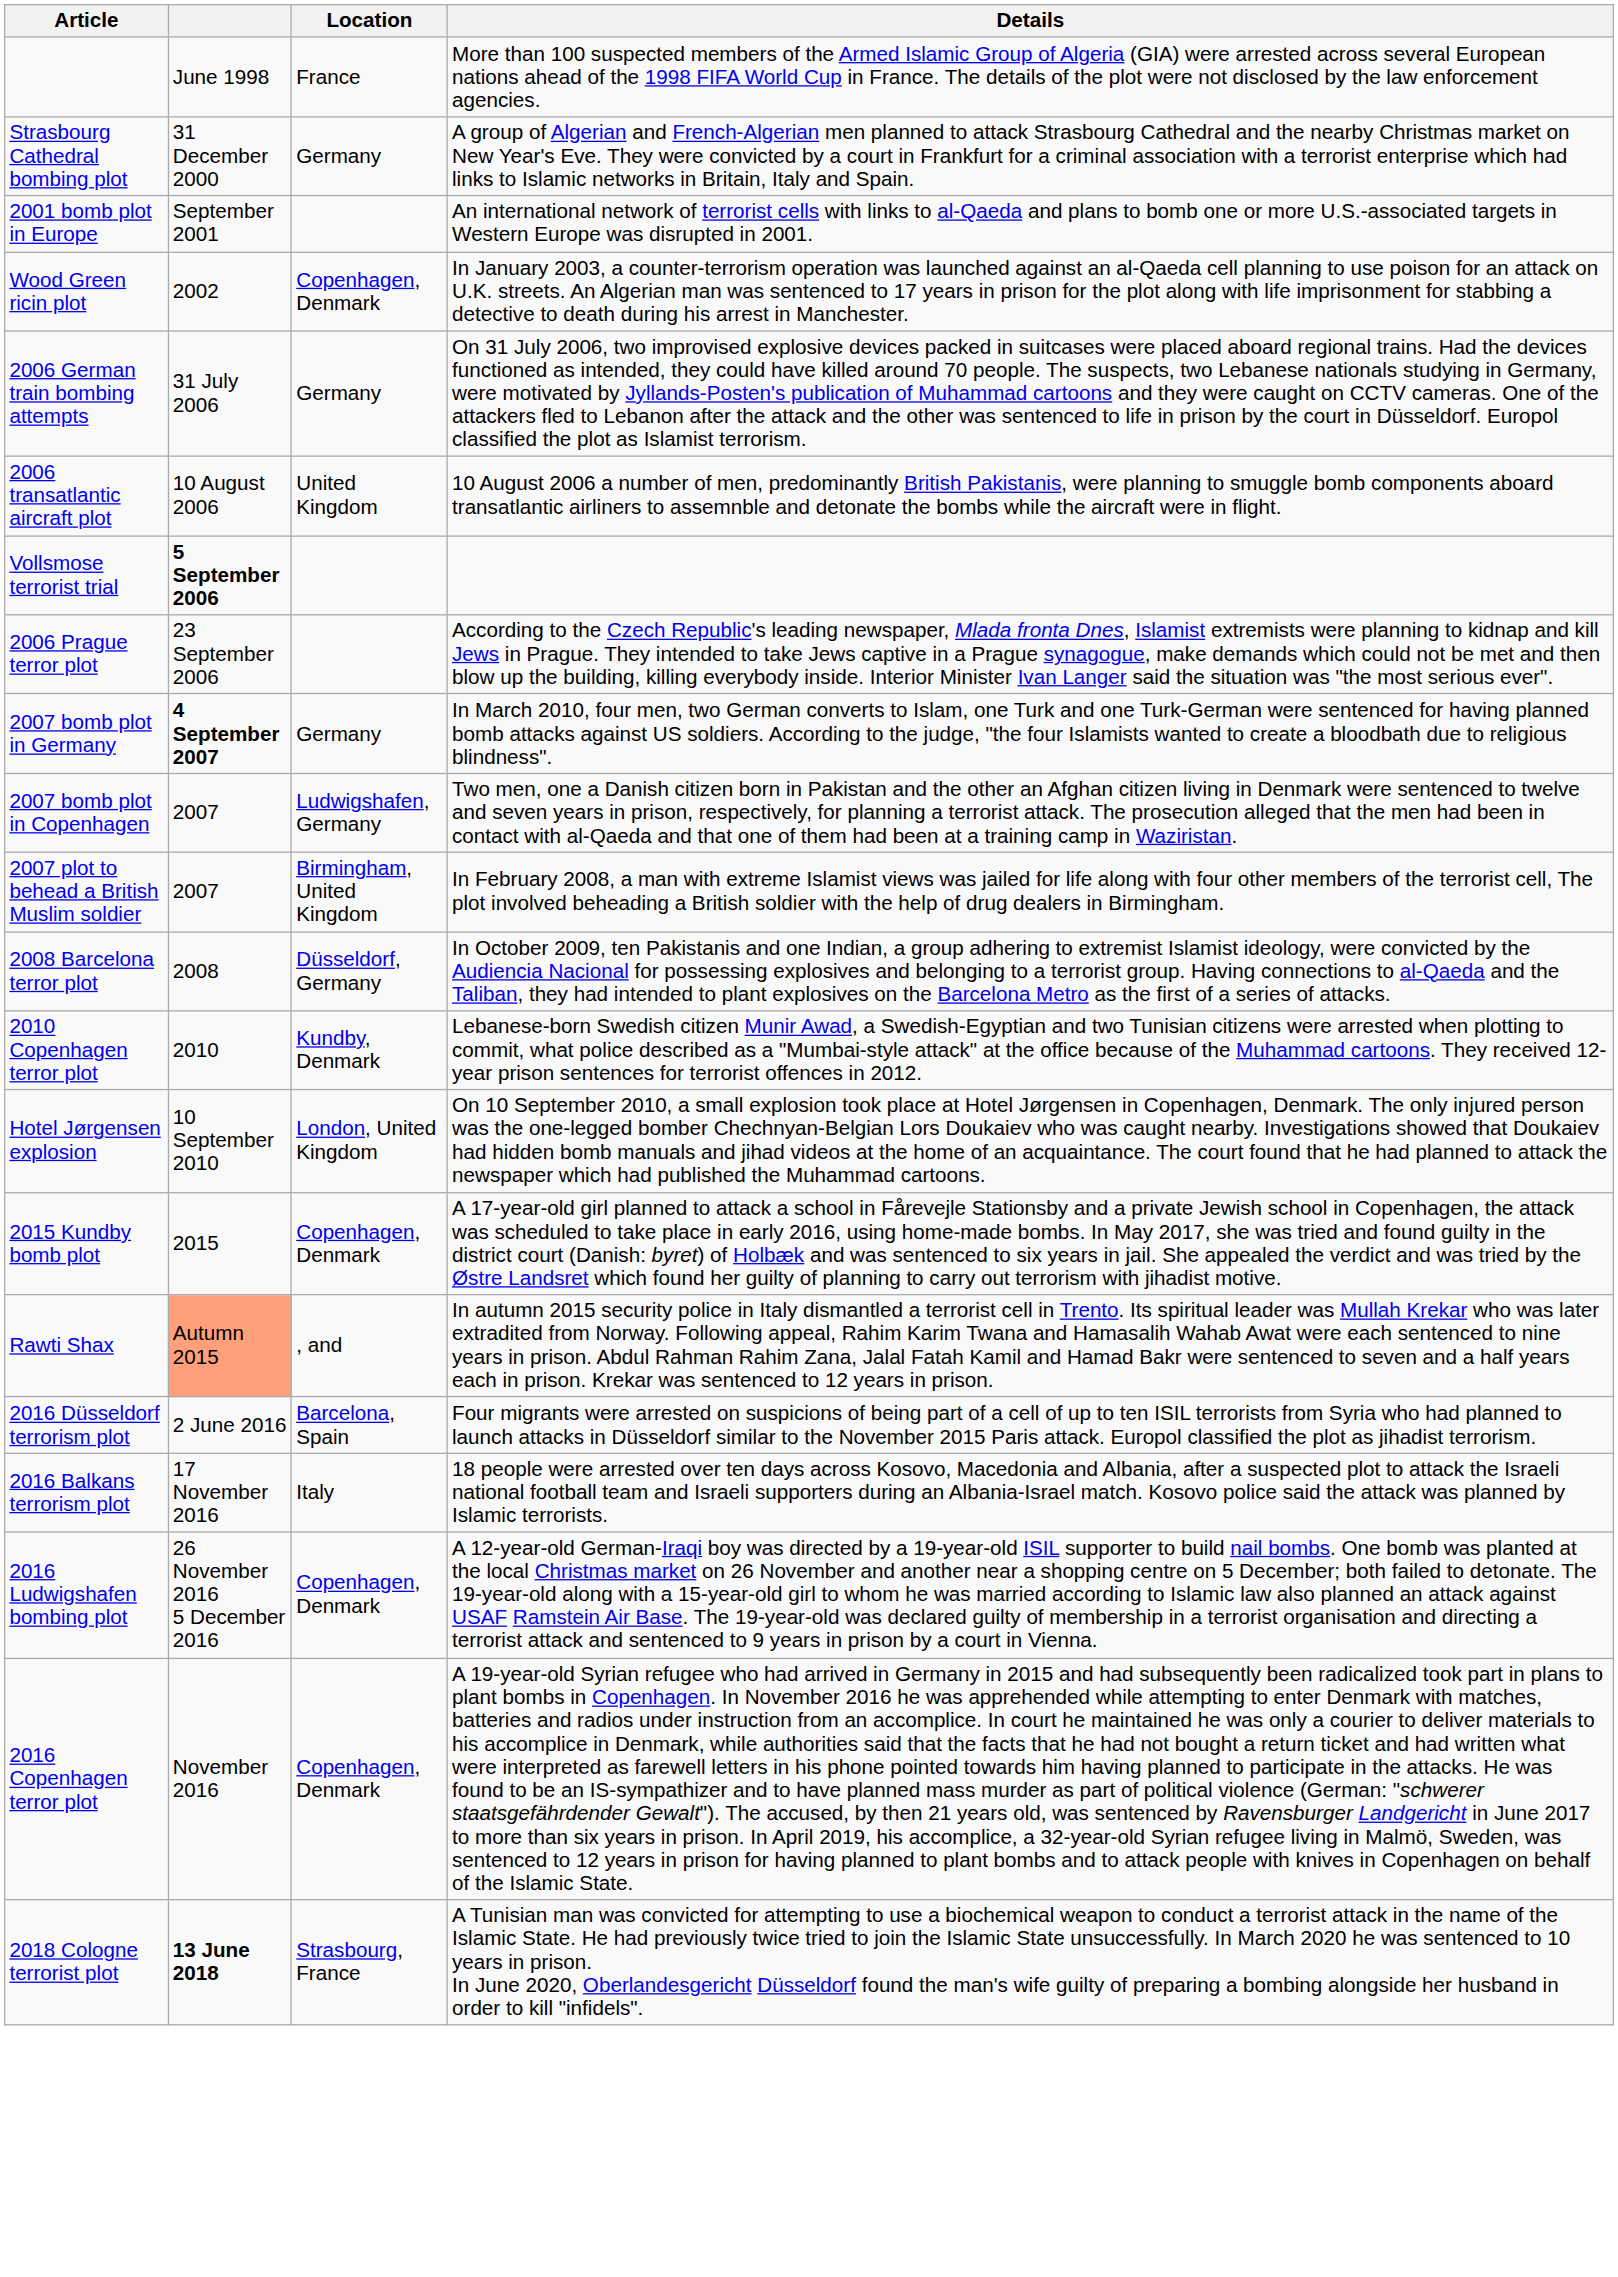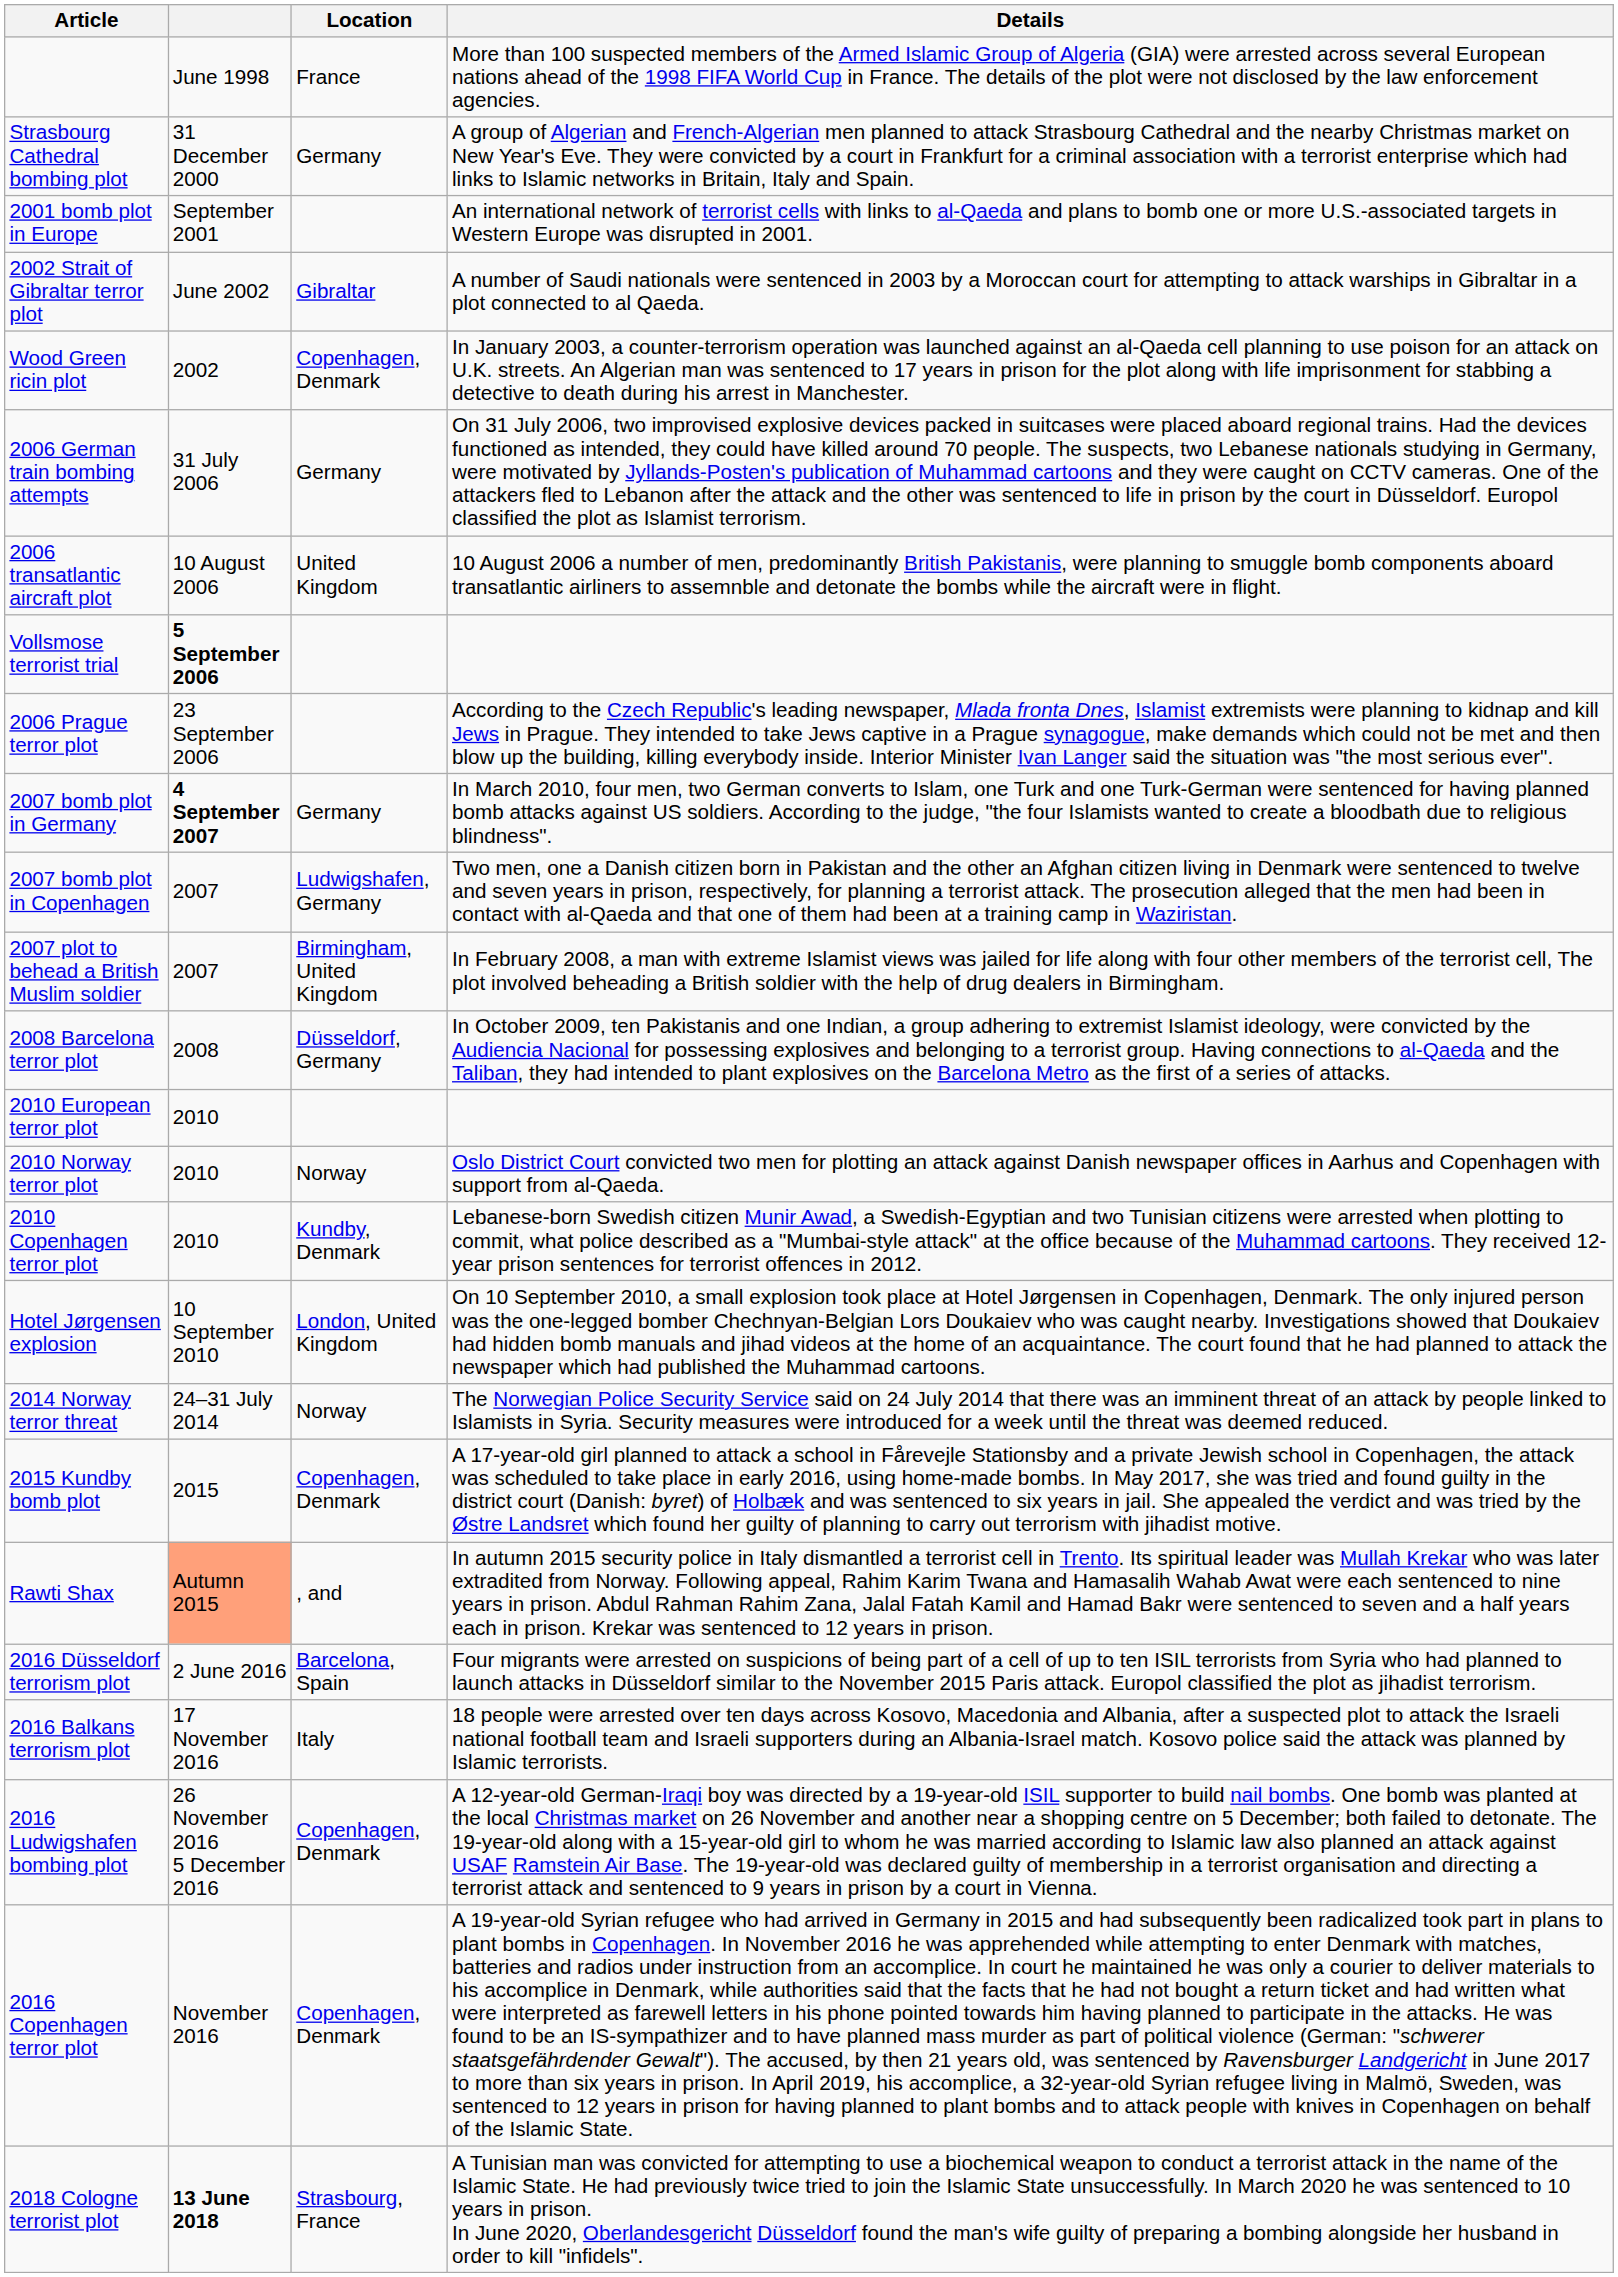+ row: (77, 291)
+ row: (80, 1117)
+ row: (70, 1173)
+ row: (70, 1411)
